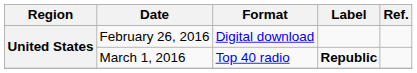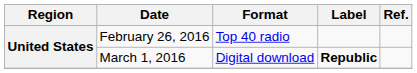(265, 36) Digital download -> (253, 36) Top 40 radio
(253, 57) Top 40 radio -> (265, 57) Digital download
